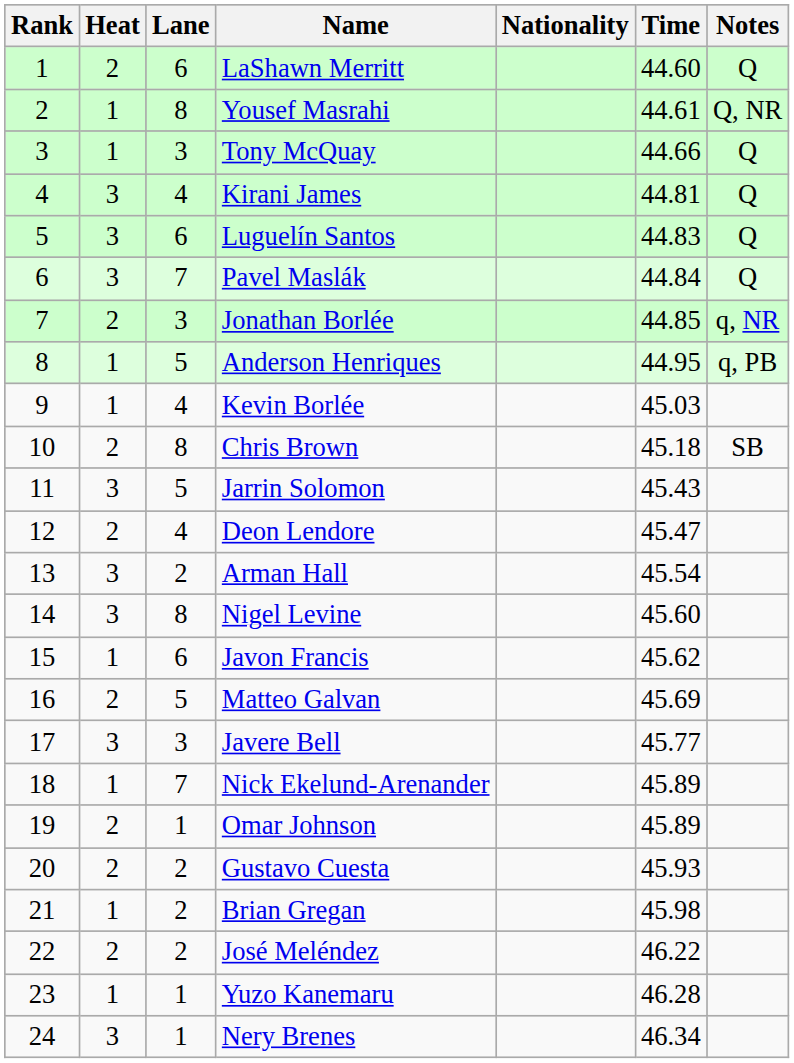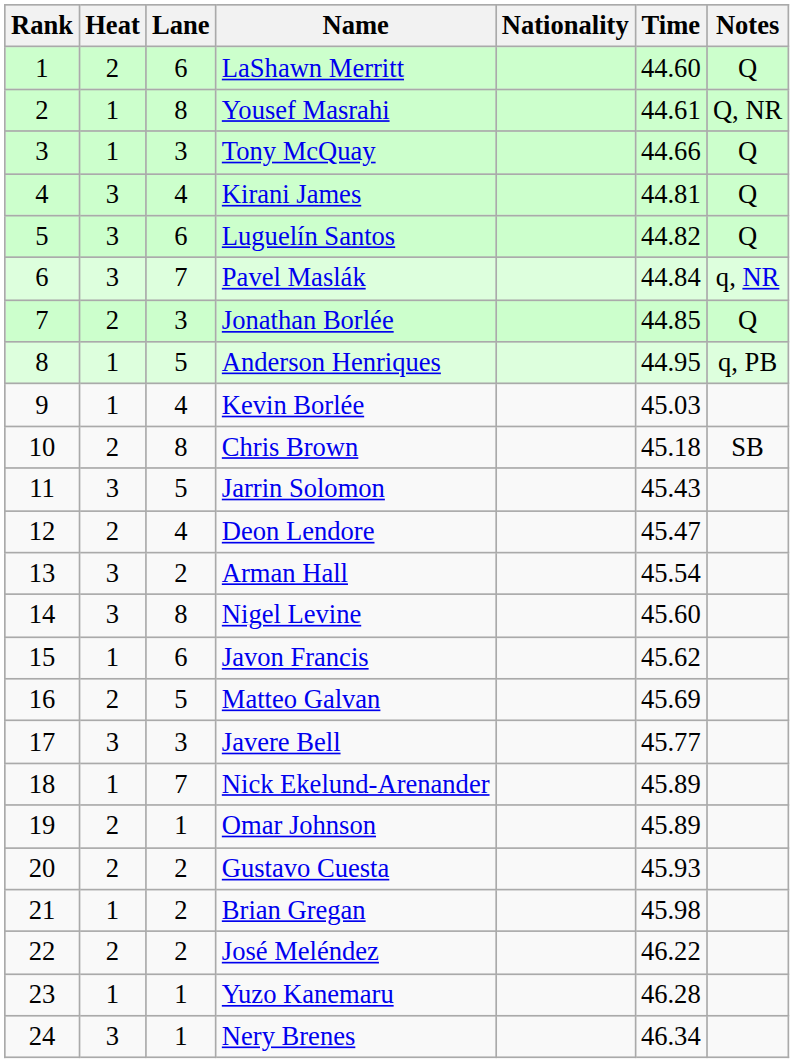(671, 236) 44.83 -> (671, 236) 44.82
(748, 278) Q -> (748, 278) q, NR
(748, 320) q, NR -> (748, 320) Q
